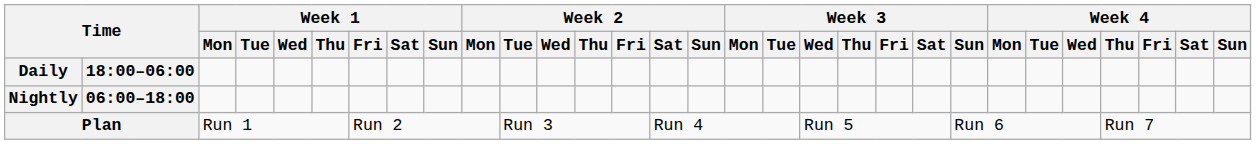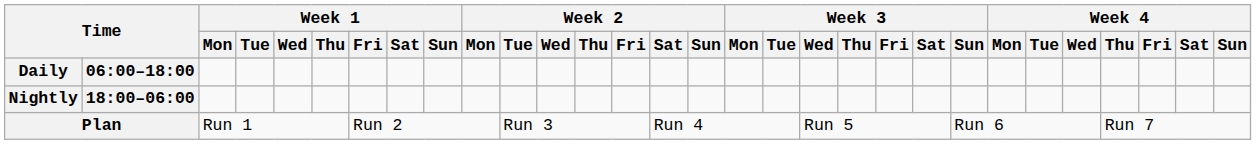(140, 72) 18:00–06:00 -> (140, 72) 06:00–18:00
(140, 99) 06:00–18:00 -> (140, 99) 18:00–06:00
